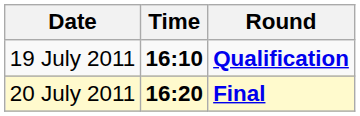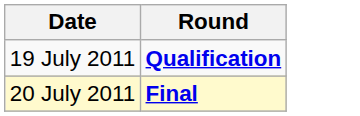- column: (174, 22)
